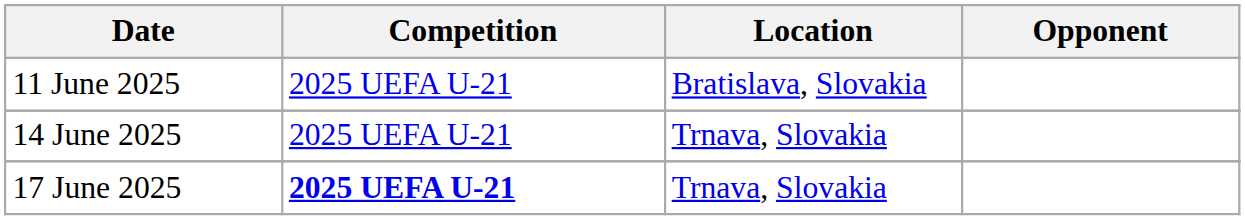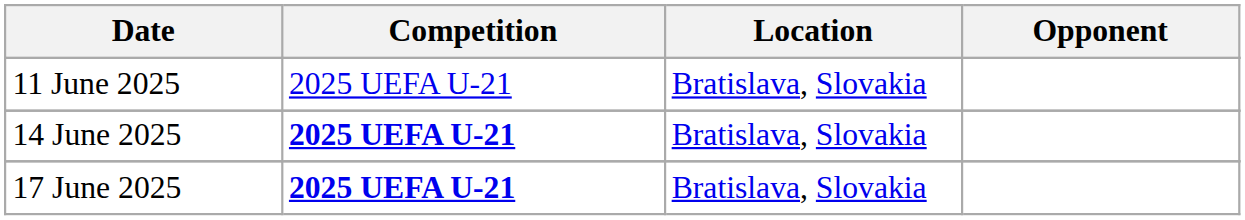(400, 135) normal -> (402, 135) bold
(779, 135) Trnava, Slovakia -> (799, 135) Bratislava, Slovakia
(779, 187) Trnava, Slovakia -> (799, 187) Bratislava, Slovakia
